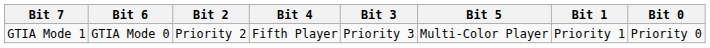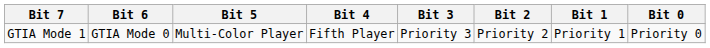columns swapped: (484, 14) <-> (211, 14)
